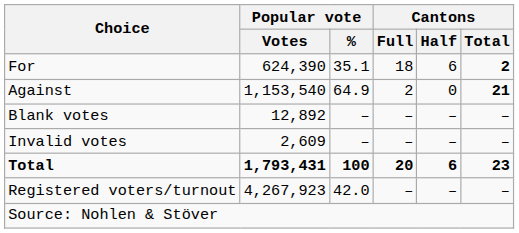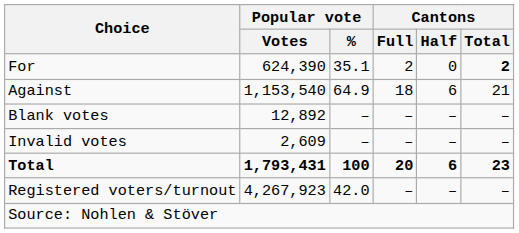(404, 67) 18 -> (409, 67) 2
(453, 67) 6 -> (453, 67) 0
(409, 91) 2 -> (404, 91) 18
(453, 91) 0 -> (453, 91) 6
(501, 91) bold -> (501, 91) normal
